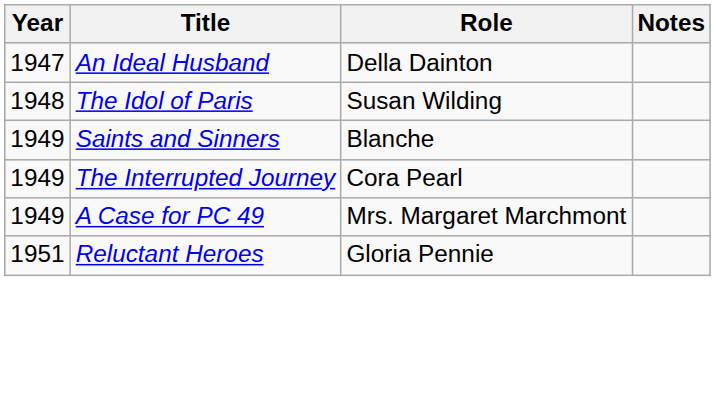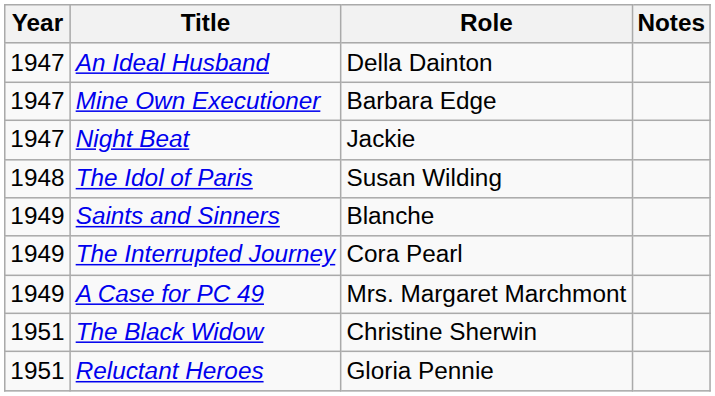+ row: (198, 100)
+ row: (132, 139)
+ row: (170, 332)
